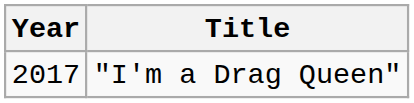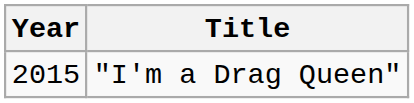(46, 75) 2017 -> (46, 75) 2015
